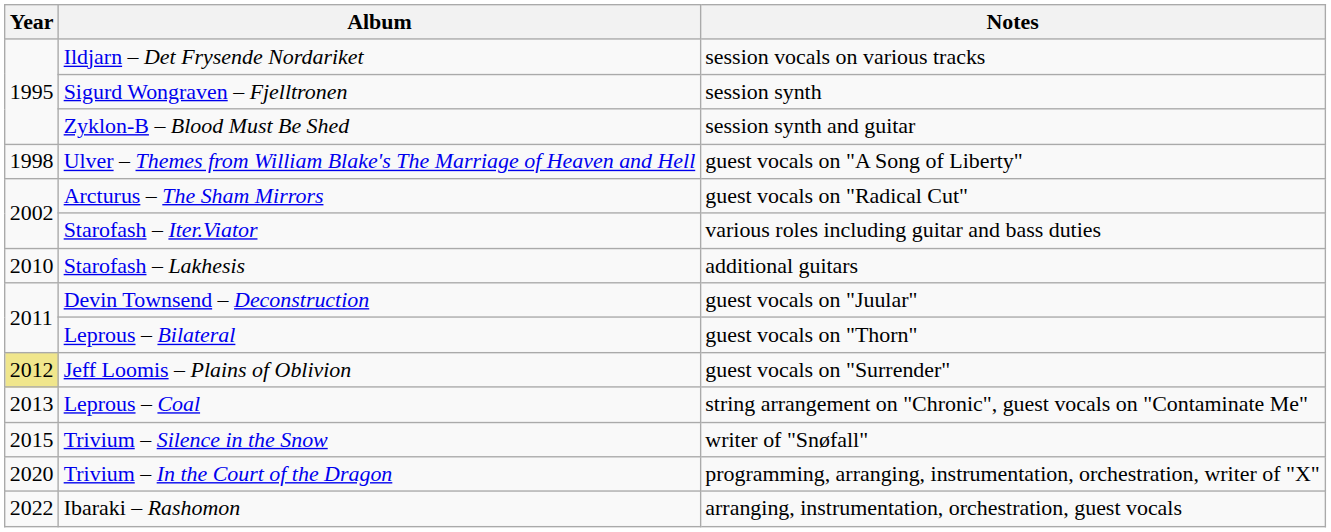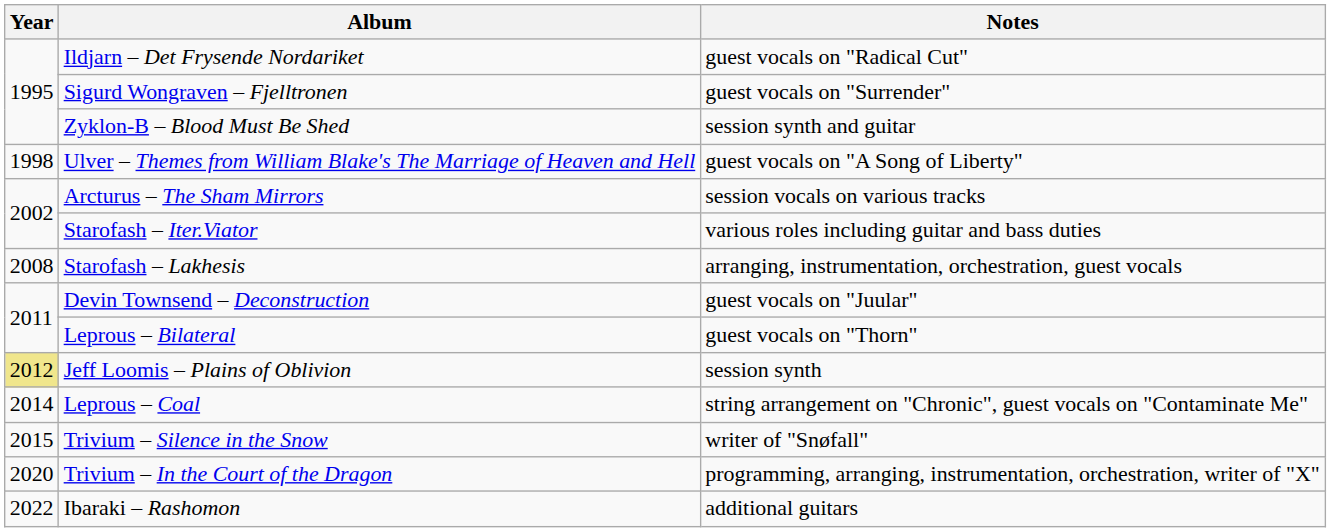(845, 56) session vocals on various tracks -> (837, 56) guest vocals on "Radical Cut"
(763, 91) session synth -> (828, 91) guest vocals on "Surrender"
(837, 195) guest vocals on "Radical Cut" -> (845, 195) session vocals on various tracks
(32, 265) 2010 -> (32, 265) 2008
(782, 265) additional guitars -> (944, 265) arranging, instrumentation, orchestration, guest vocals
(828, 369) guest vocals on "Surrender" -> (763, 369) session synth
(32, 404) 2013 -> (32, 404) 2014
(944, 508) arranging, instrumentation, orchestration, guest vocals -> (782, 508) additional guitars
